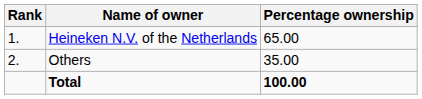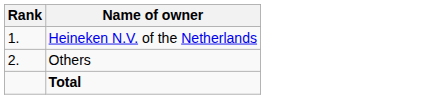- column: (339, 15)
